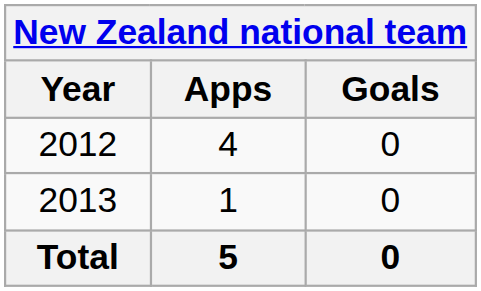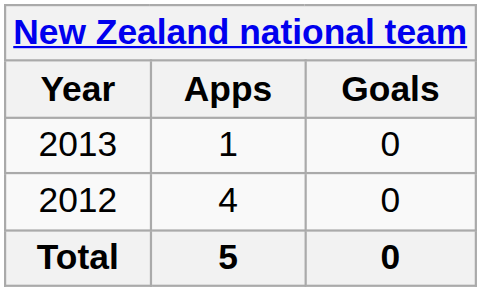rows swapped: (78, 144) <-> (78, 200)
